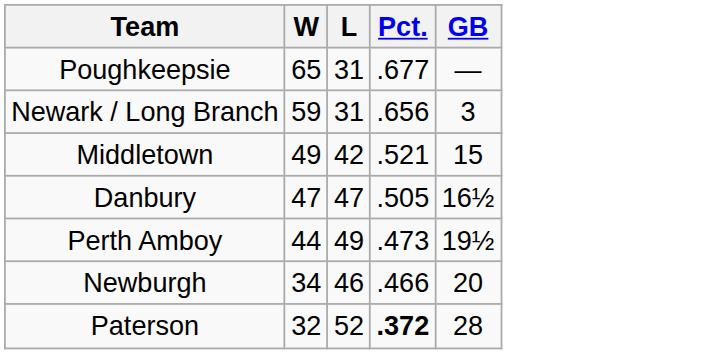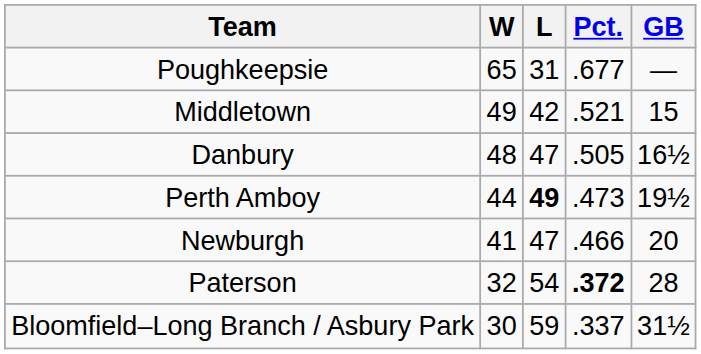- row: (145, 112)
(306, 198) 47 -> (502, 155) 48
(349, 241) normal -> (544, 198) bold
(306, 283) 34 -> (502, 241) 41
(349, 283) 46 -> (544, 241) 47
(349, 326) 52 -> (544, 283) 54
+ row: (243, 326)
